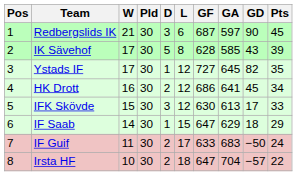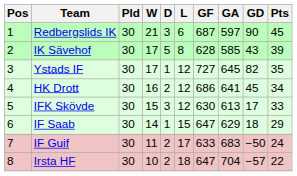columns swapped: (149, 13) <-> (128, 13)
